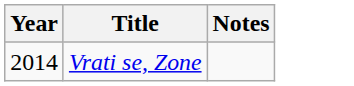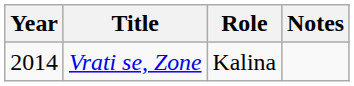+ column: (244, 23)
